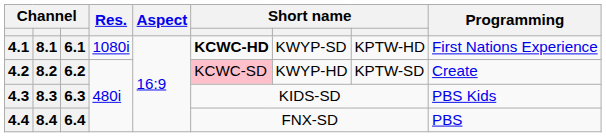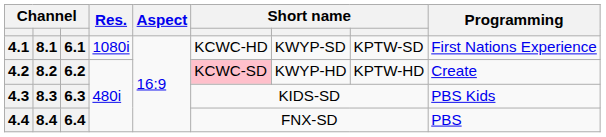(231, 47) bold -> (231, 47) normal
(390, 47) KPTW-HD -> (388, 47) KPTW-SD
(389, 71) KPTW-SD -> (389, 71) KPTW-HD
